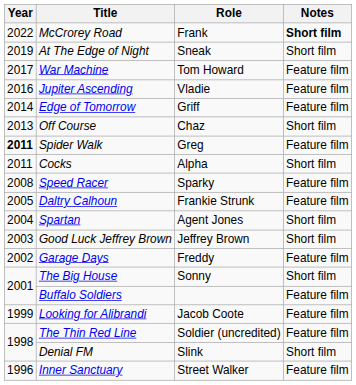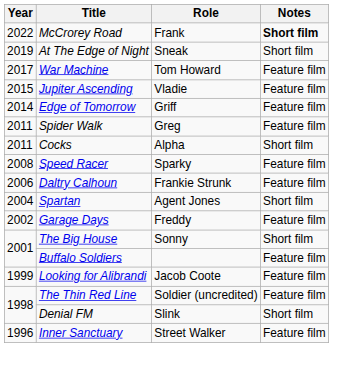(20, 88) 2016 -> (20, 88) 2015
- row: (68, 126)
(20, 145) bold -> (20, 126) normal
(20, 201) 2005 -> (20, 182) 2006
- row: (105, 239)
